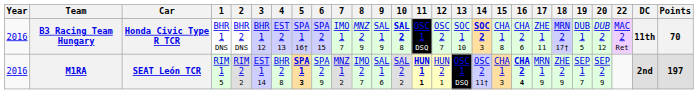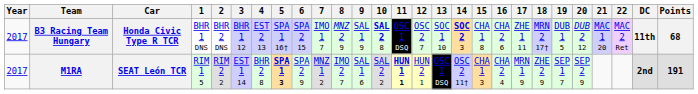+ column: (602, 12)
(17, 37) 2016 -> (17, 37) 2017
(675, 37) 70 -> (675, 37) 68
(17, 72) 2016 -> (17, 72) 2017
(522, 72) bold -> (502, 71) normal
(675, 72) 197 -> (675, 72) 191
